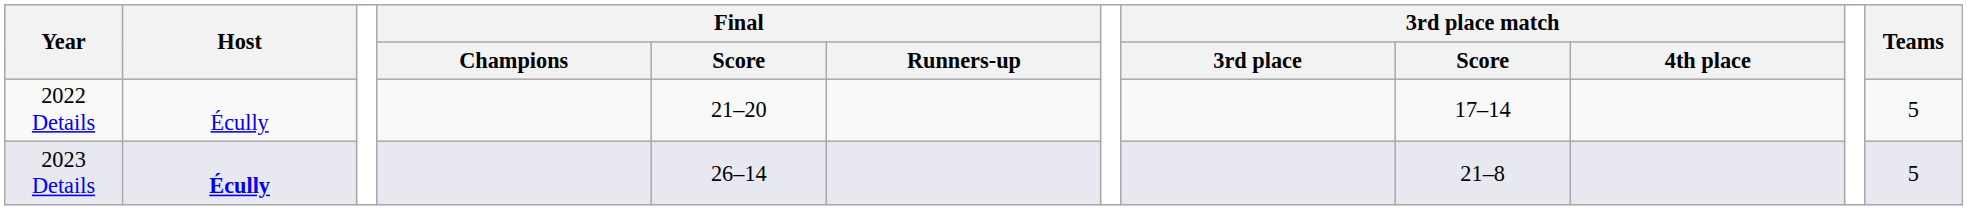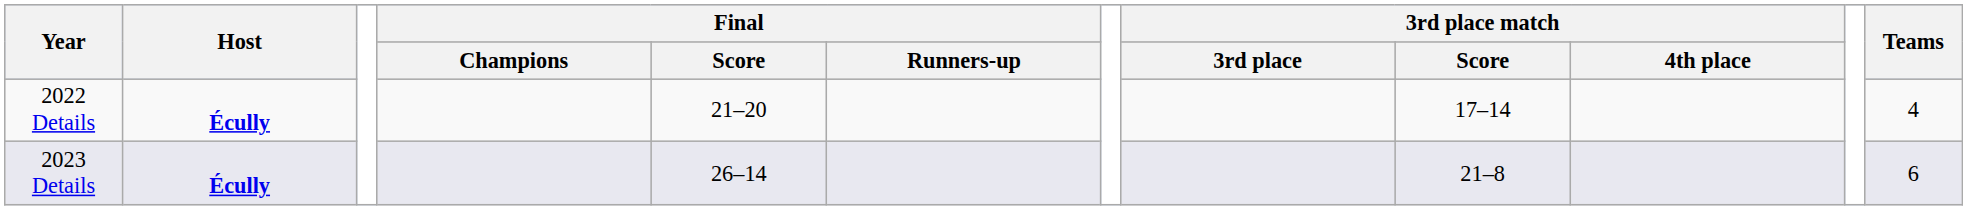(240, 123) normal -> (240, 123) bold
(1913, 110) 5 -> (1913, 110) 4
(1913, 173) 5 -> (1913, 173) 6
